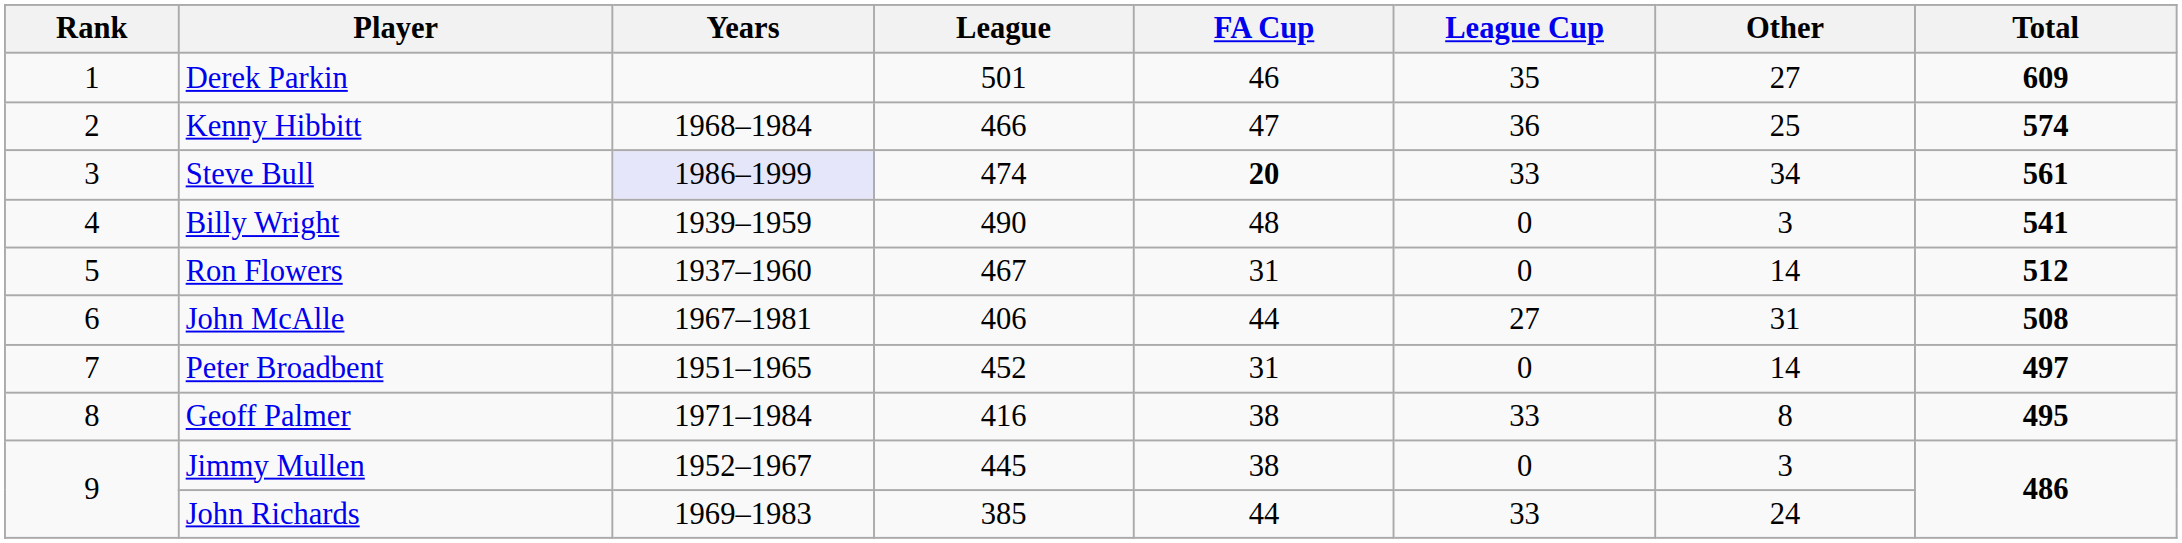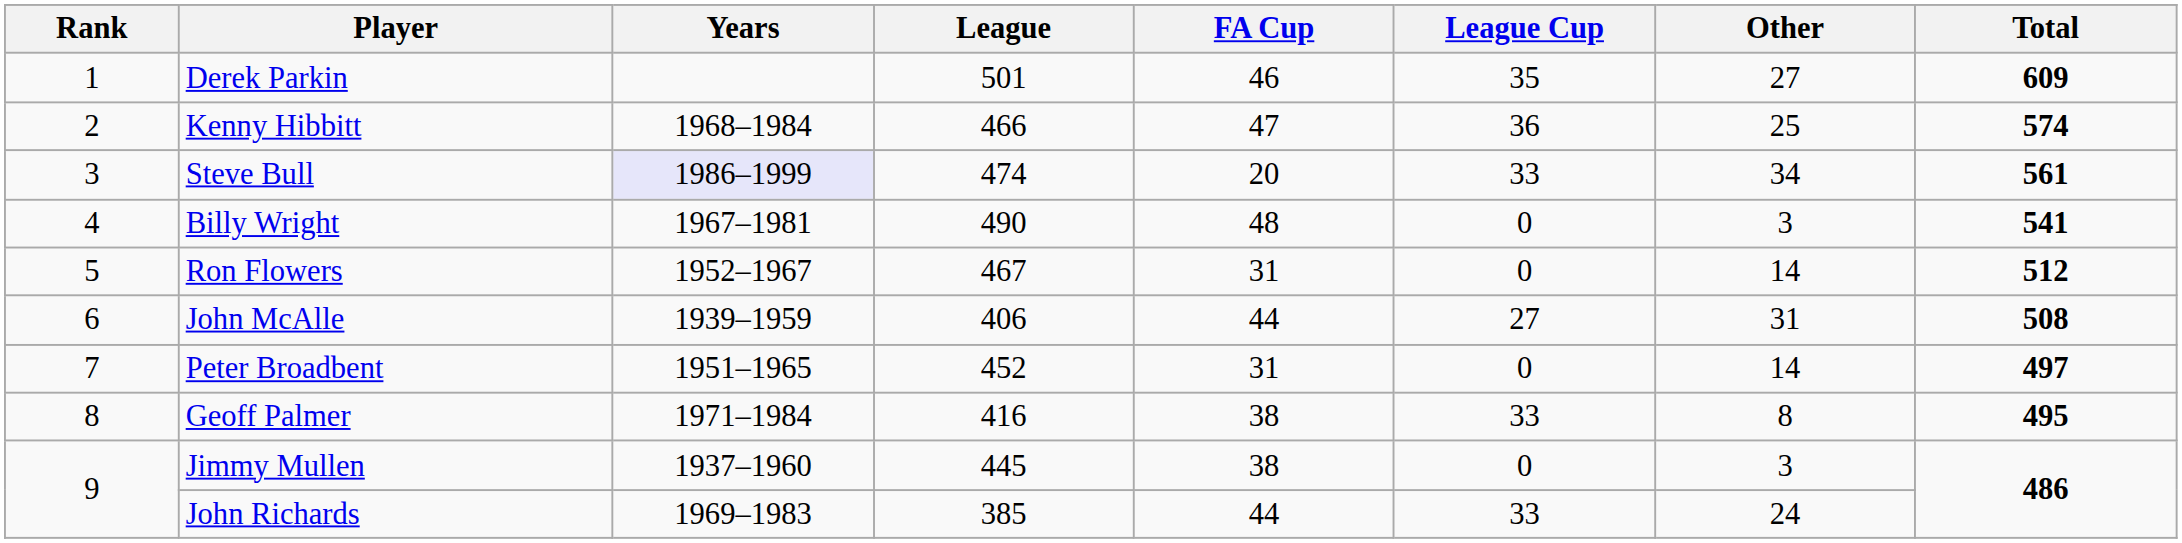(1264, 174) bold -> (1264, 174) normal
(743, 222) 1939–1959 -> (743, 222) 1967–1981
(743, 271) 1937–1960 -> (743, 271) 1952–1967
(743, 319) 1967–1981 -> (743, 319) 1939–1959
(743, 464) 1952–1967 -> (743, 464) 1937–1960
